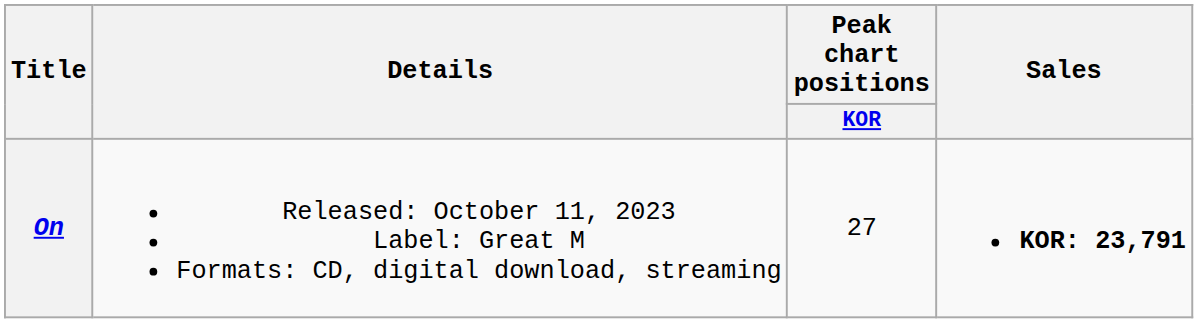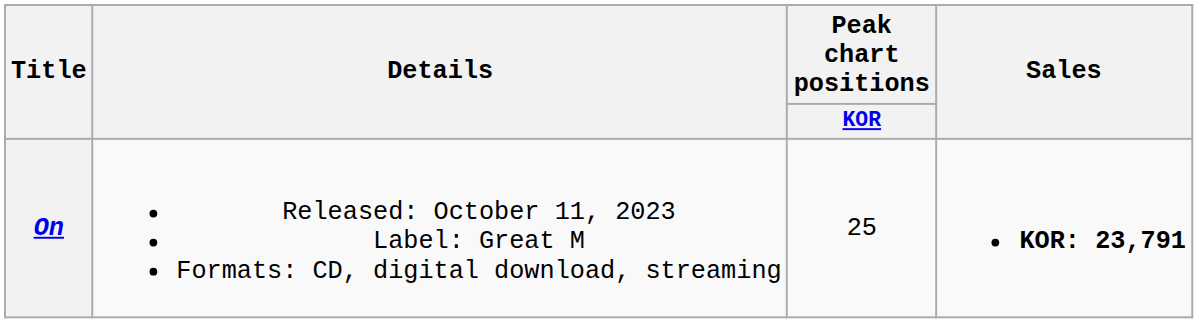(862, 227) 27 -> (862, 227) 25
